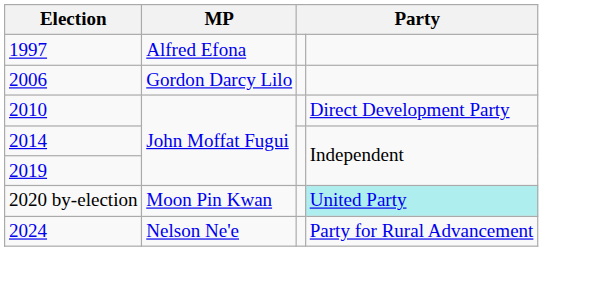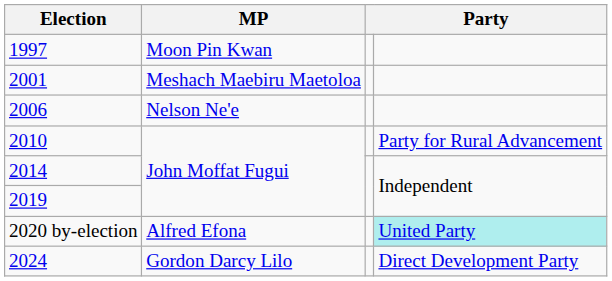(196, 49) Alfred Efona -> (209, 49) Moon Pin Kwan
+ row: (28, 79)
(219, 79) Gordon Darcy Lilo -> (193, 110) Nelson Ne'e
(410, 110) Direct Development Party -> (490, 140) Party for Rural Advancement
(209, 200) Moon Pin Kwan -> (196, 230) Alfred Efona
(193, 230) Nelson Ne'e -> (219, 261) Gordon Darcy Lilo
(422, 230) Party for Rural Advancement -> (478, 261) Direct Development Party
